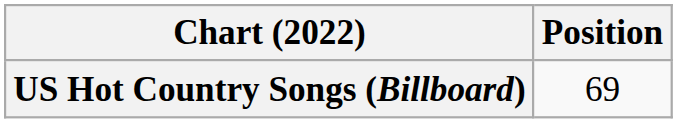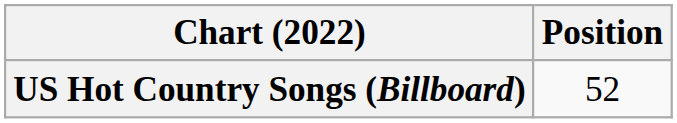(603, 88) 69 -> (603, 88) 52
